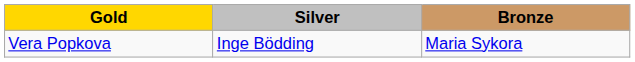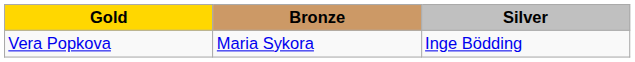columns swapped: (317, 17) <-> (526, 17)
